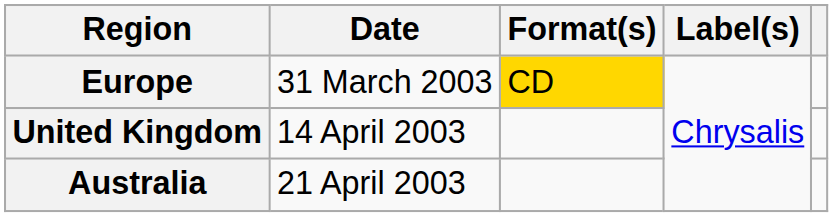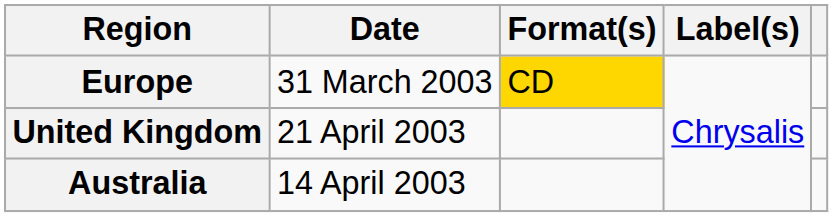(371, 132) 14 April 2003 -> (371, 132) 21 April 2003
(371, 183) 21 April 2003 -> (371, 183) 14 April 2003
